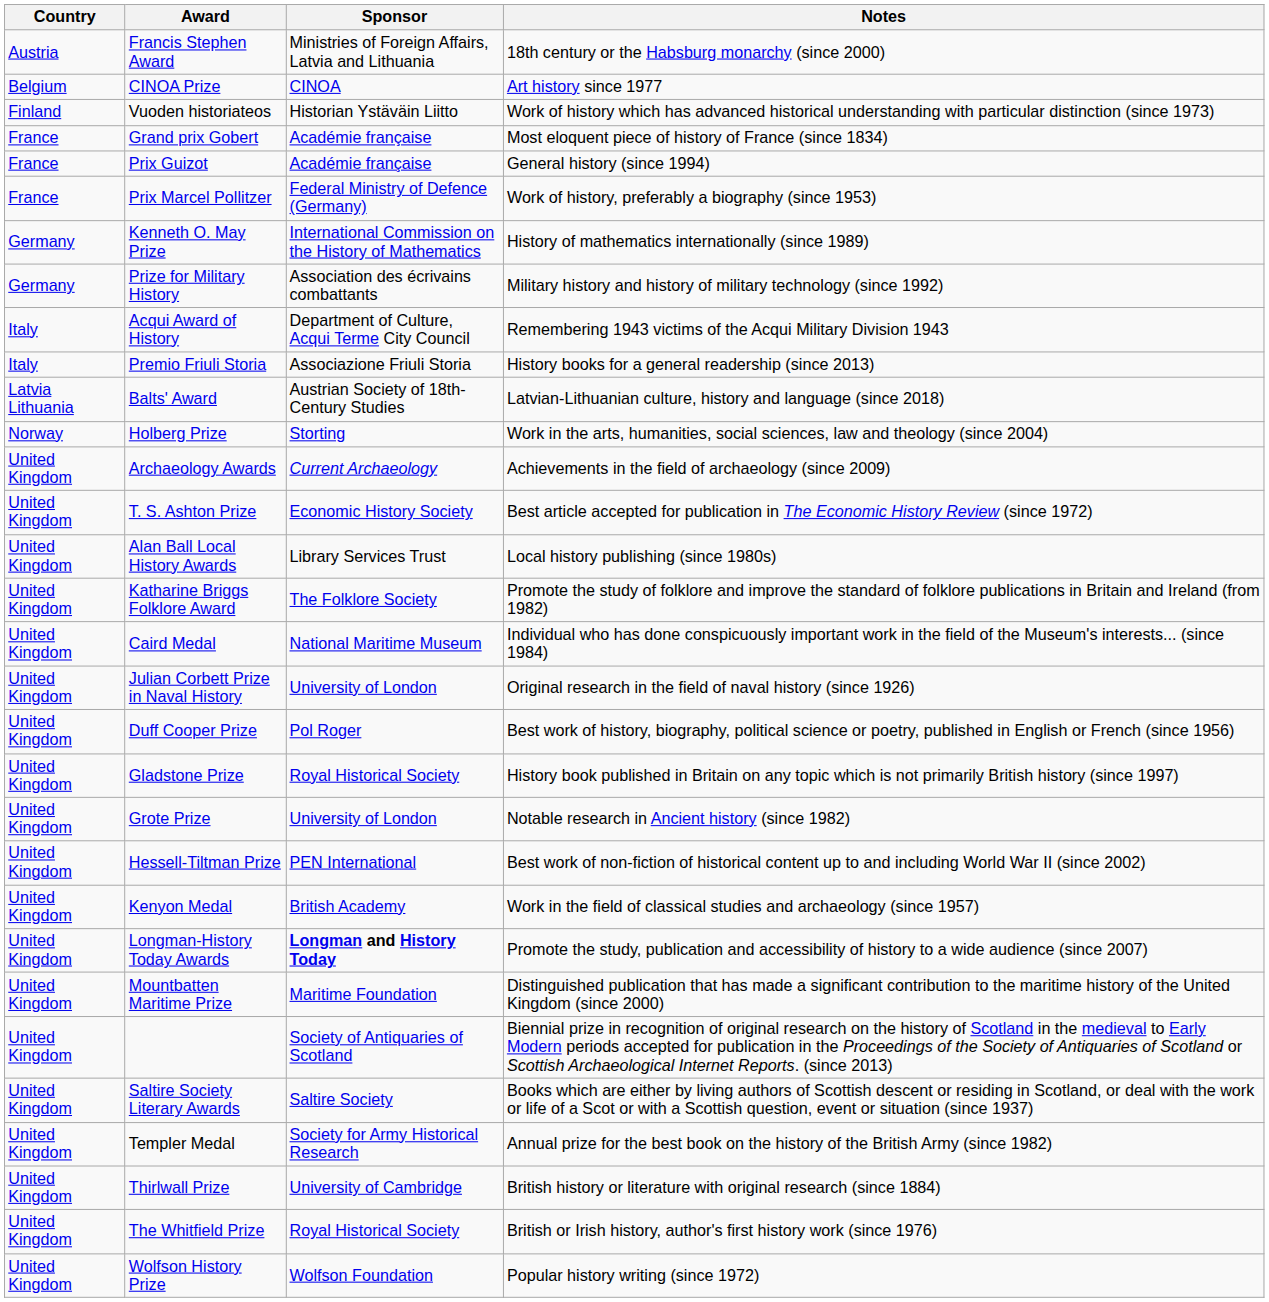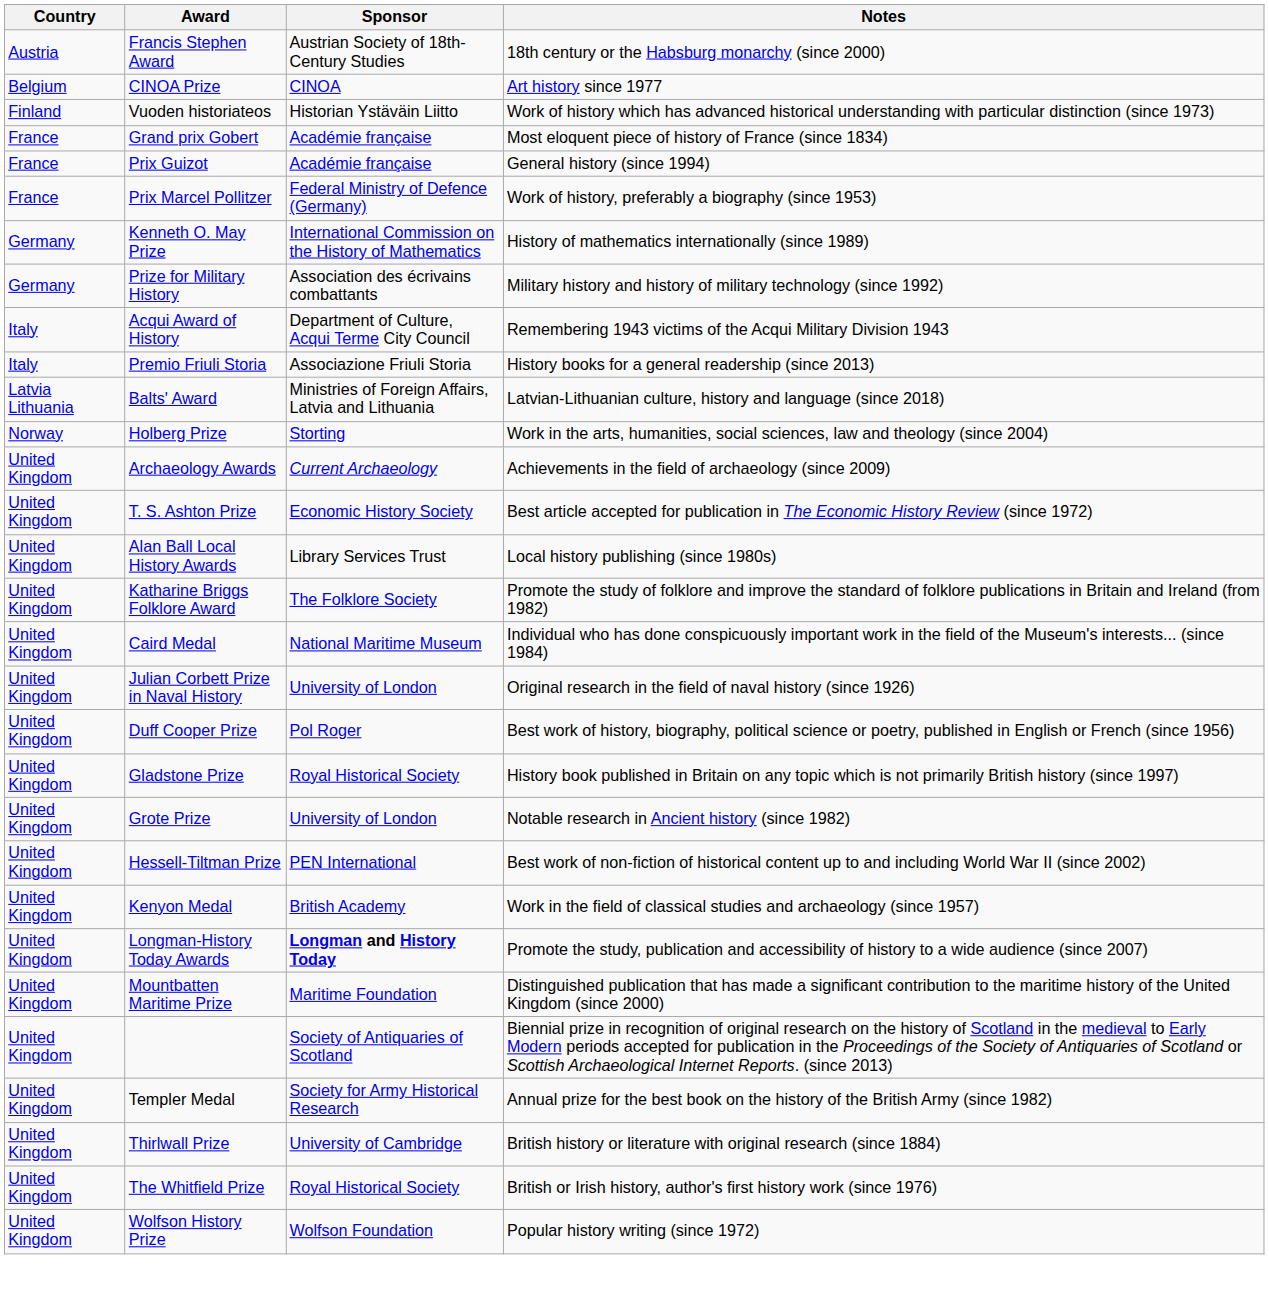(389, 52) Ministries of Foreign Affairs, Latvia and Lithuania -> (378, 52) Austrian Society of 18th-Century Studies
(378, 399) Austrian Society of 18th-Century Studies -> (389, 399) Ministries of Foreign Affairs, Latvia and Lithuania
- row: (184, 1100)
